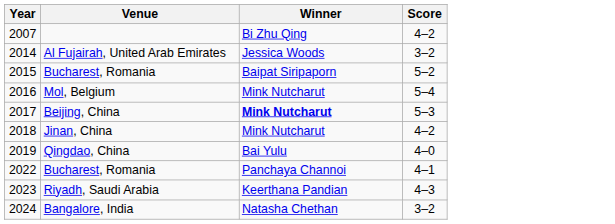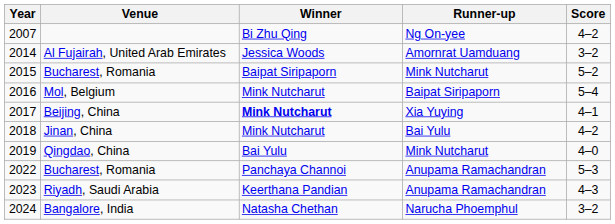+ column: (484, 14)
(425, 111) 5–3 -> (588, 111) 4–1
(425, 170) 4–1 -> (588, 170) 5–3
